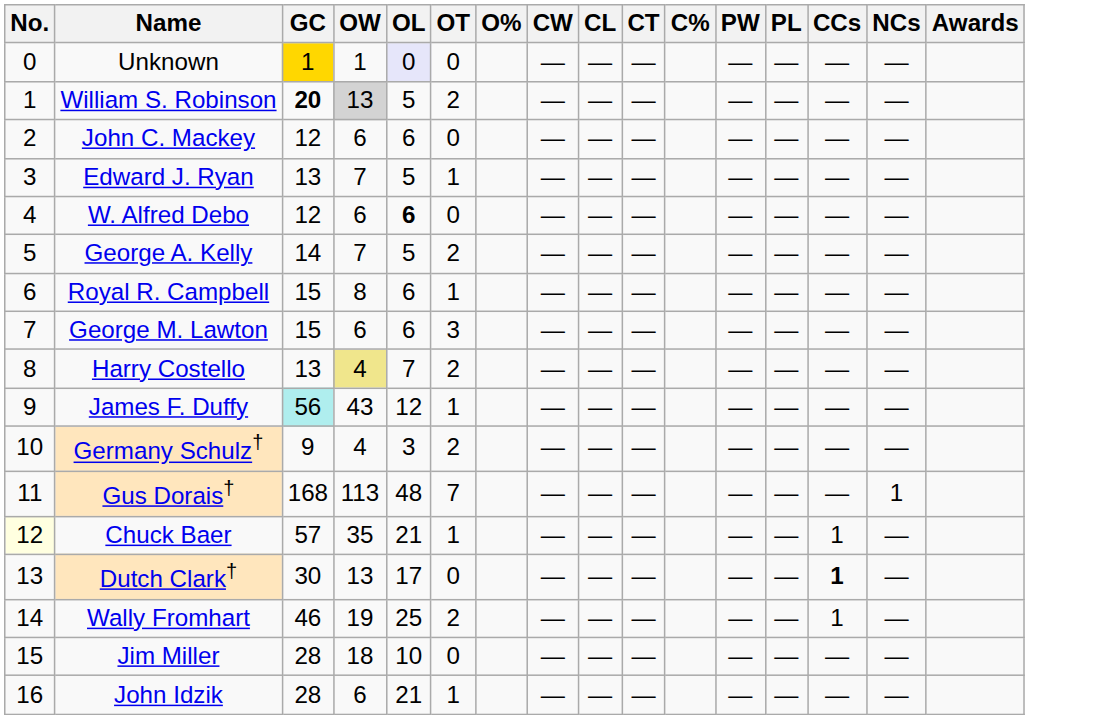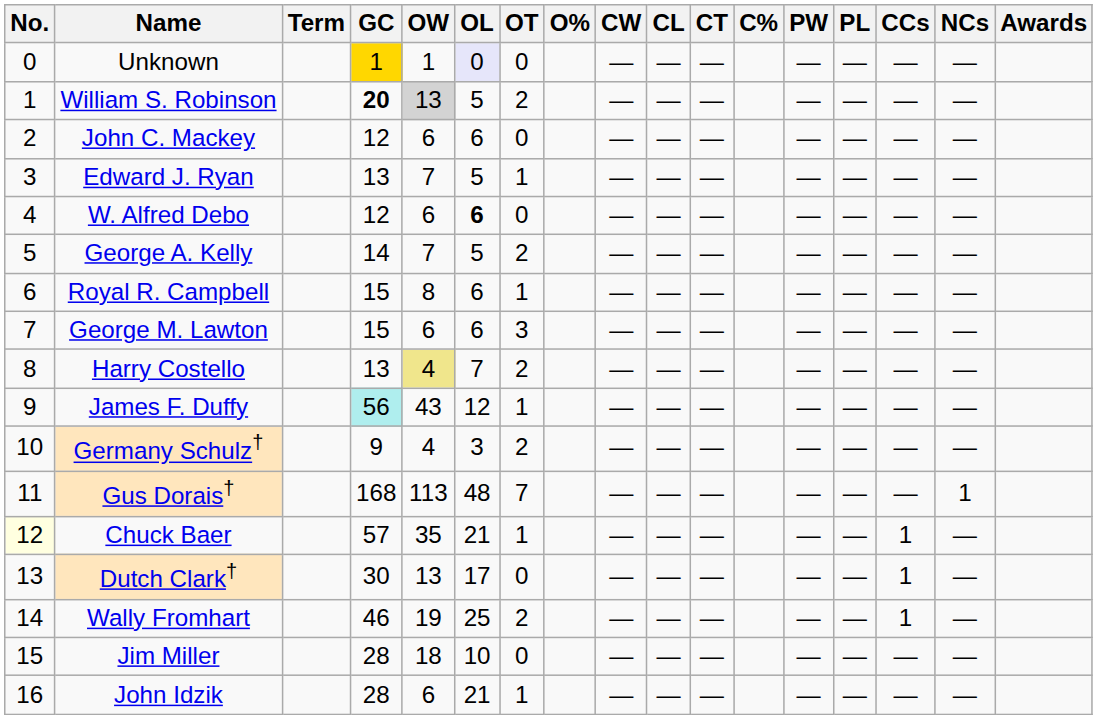+ column: (316, 23)
(837, 576) bold -> (905, 576) normal
